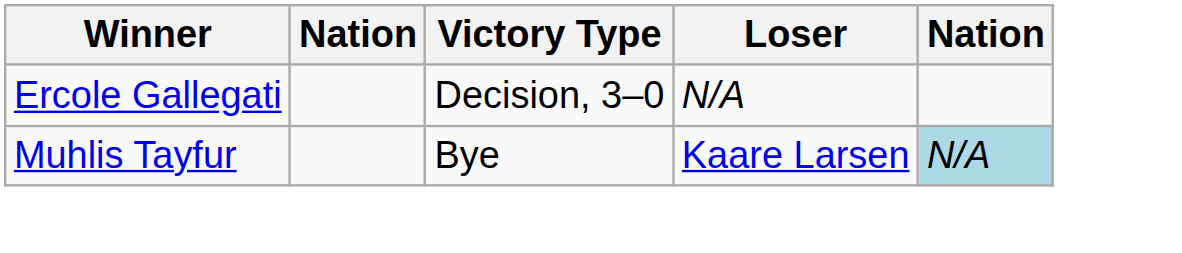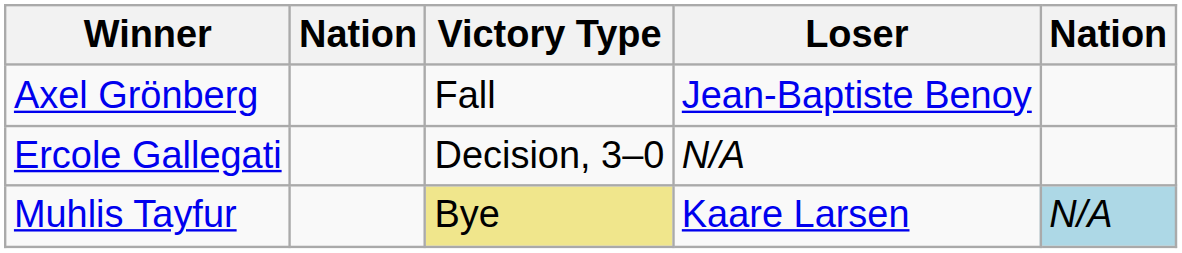+ row: (136, 94)
(467, 154) no background -> (467, 214) khaki background
